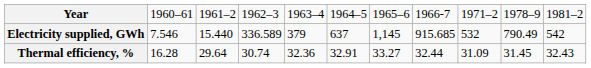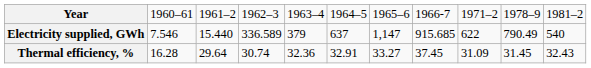(386, 33) 1,145 -> (386, 33) 1,147
(470, 33) 532 -> (470, 33) 622
(555, 33) 542 -> (555, 33) 540
(429, 53) 32.44 -> (429, 53) 37.45
